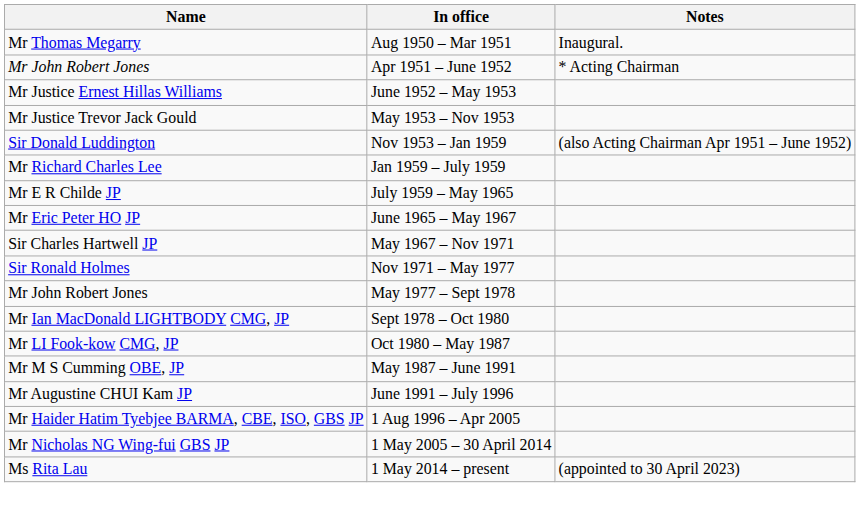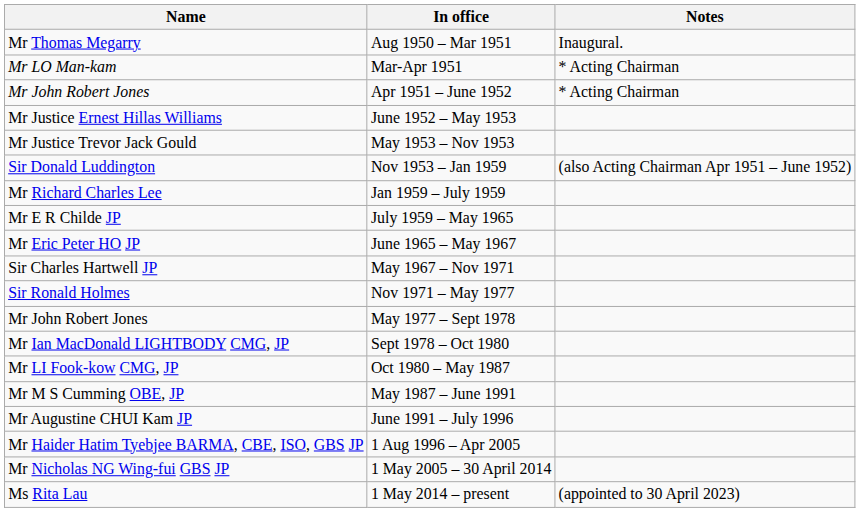+ row: (417, 67)
